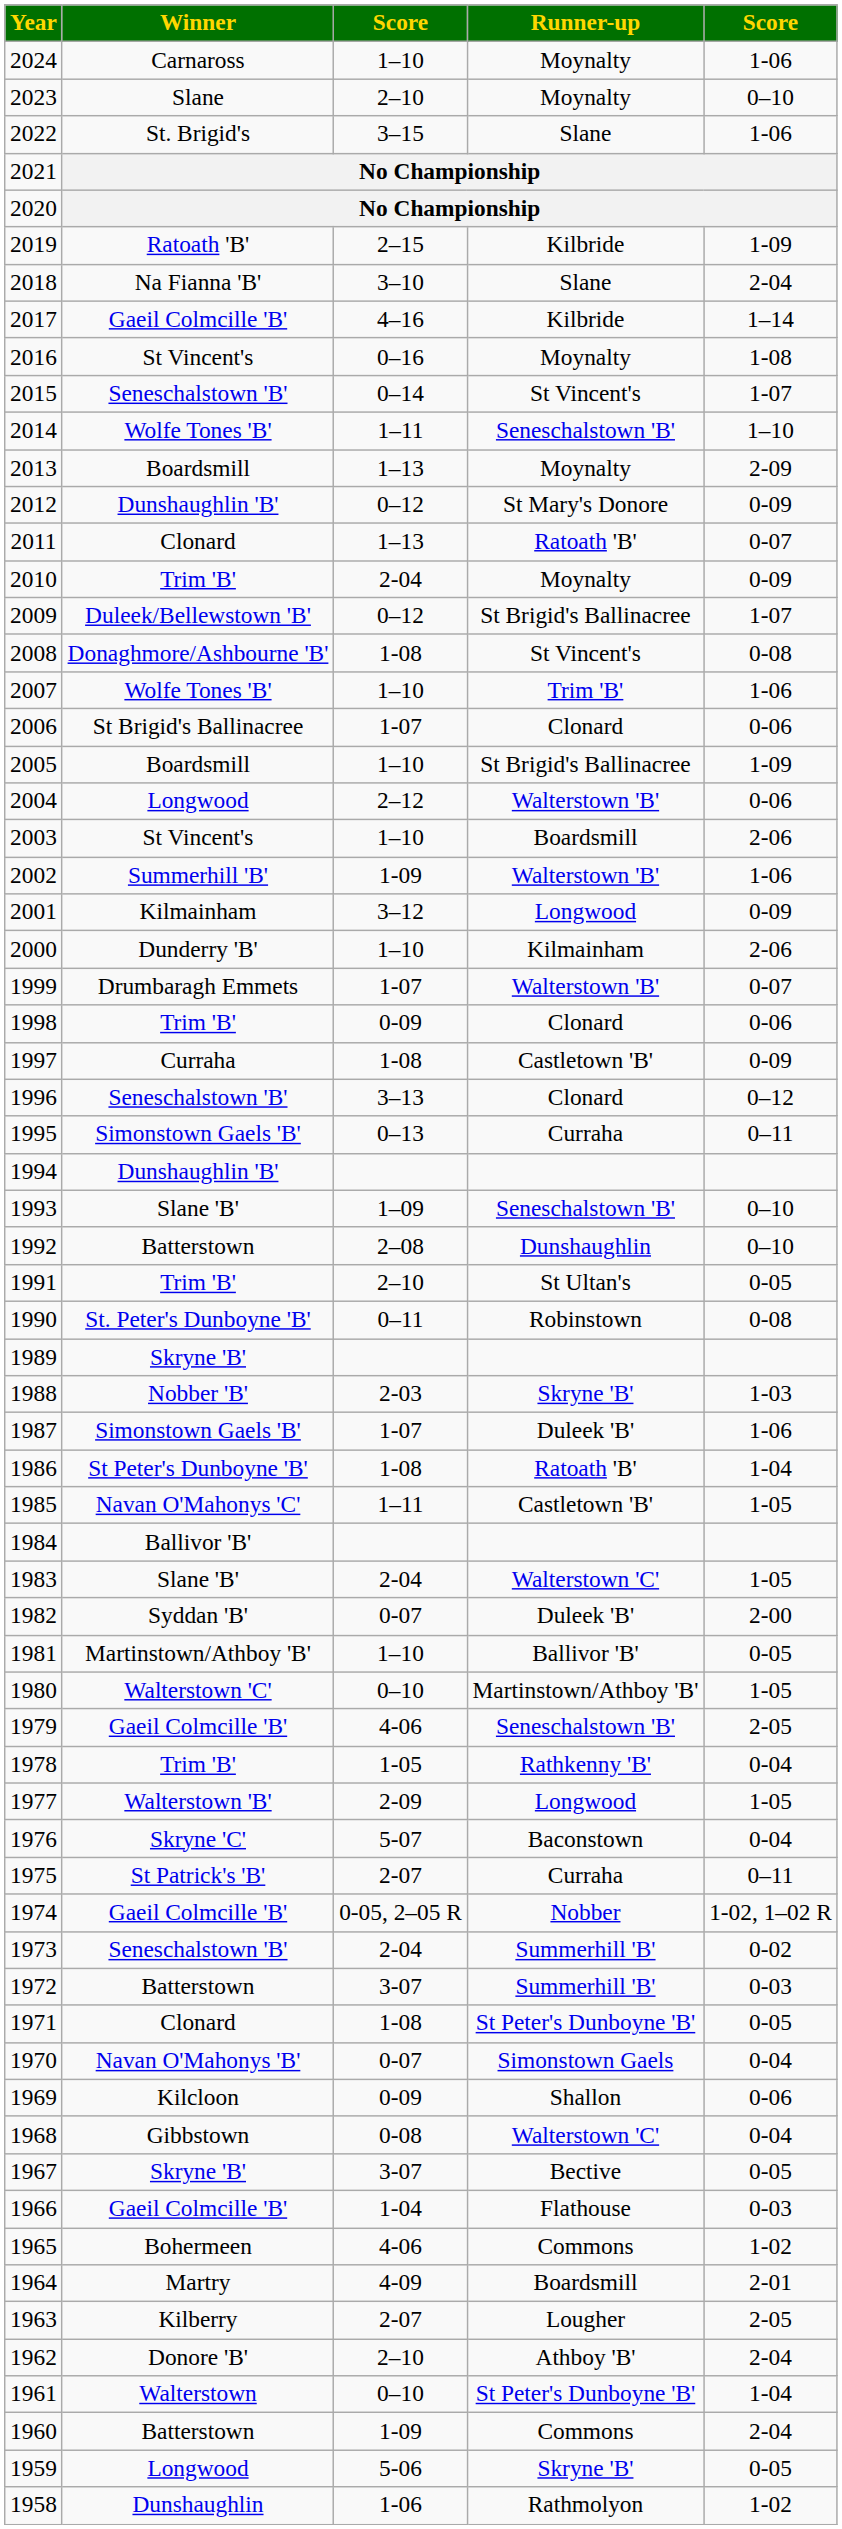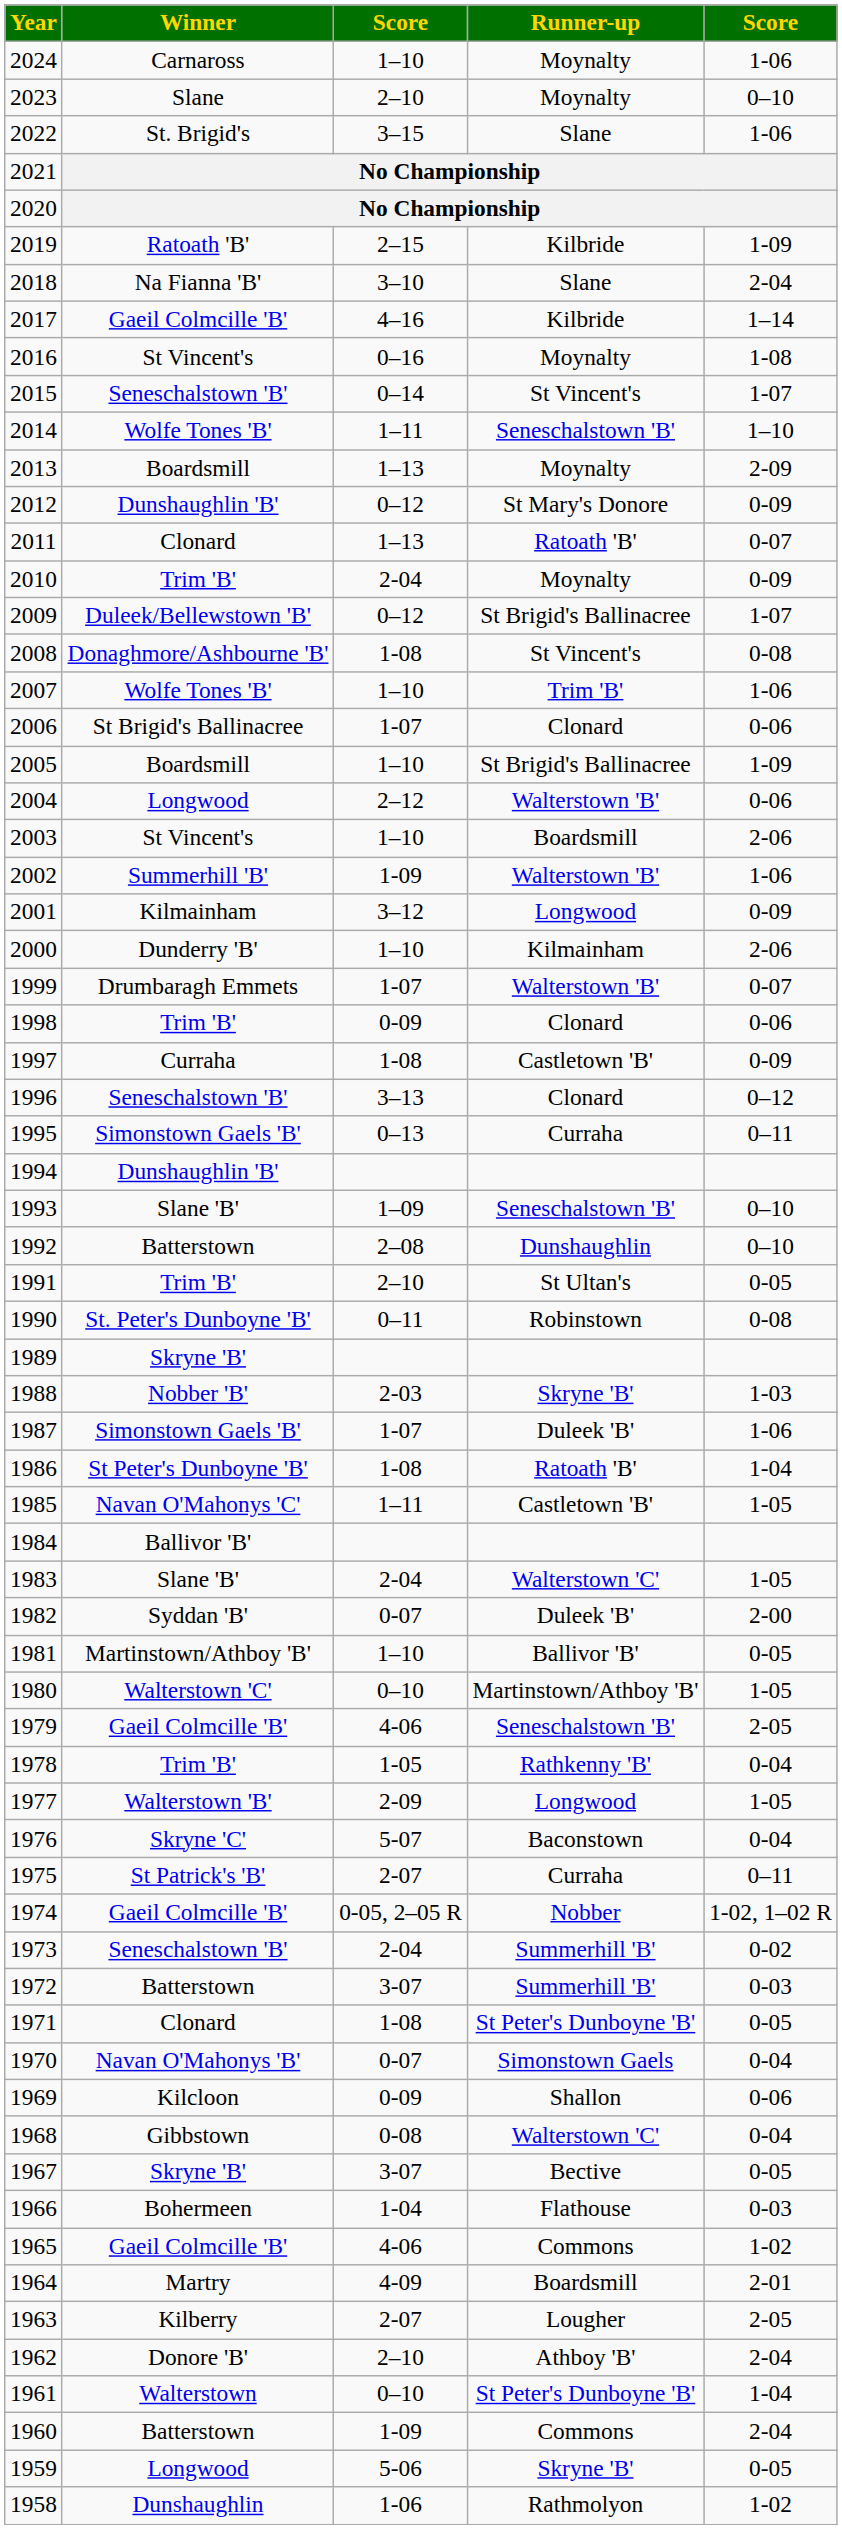(198, 2208) Gaeil Colmcille 'B' -> (198, 2208) Bohermeen
(198, 2245) Bohermeen -> (198, 2245) Gaeil Colmcille 'B'
